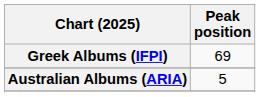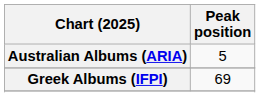rows swapped: (98, 79) <-> (98, 56)
